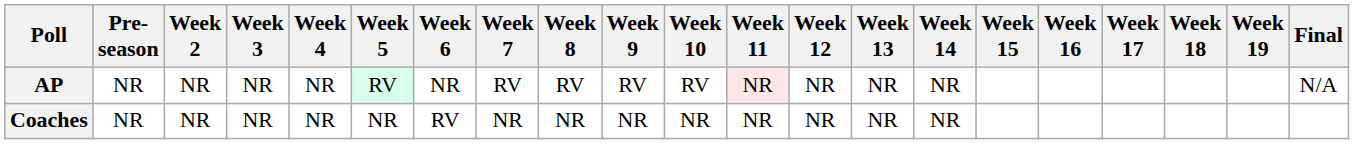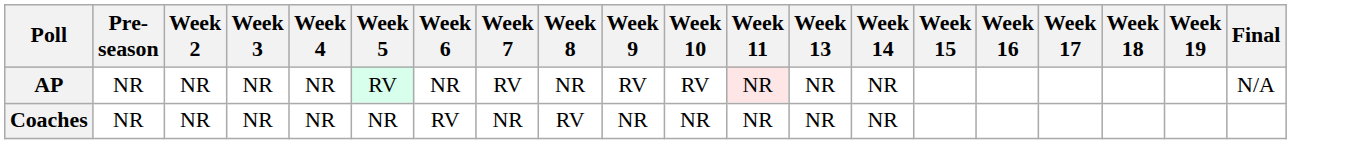- column: (820, 35)
(570, 84) RV -> (570, 84) NR
(570, 120) NR -> (570, 120) RV
